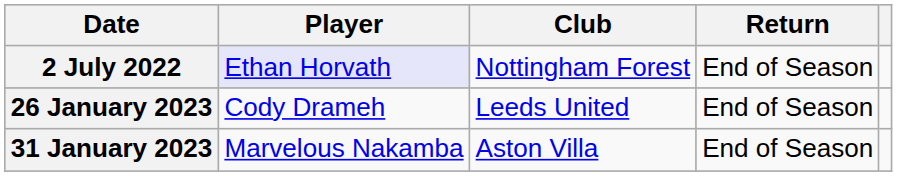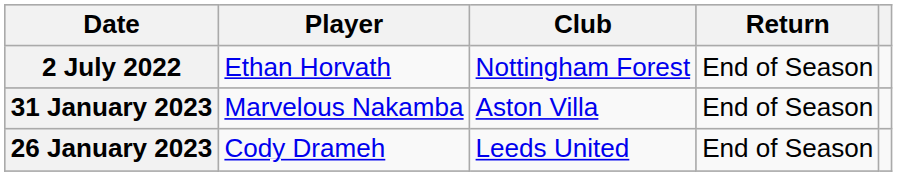(308, 66) lavender background -> (308, 66) no background
rows swapped: (112, 107) <-> (112, 149)
